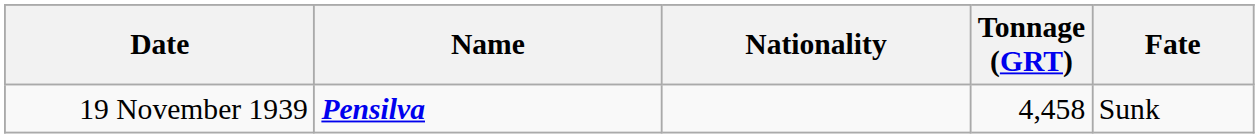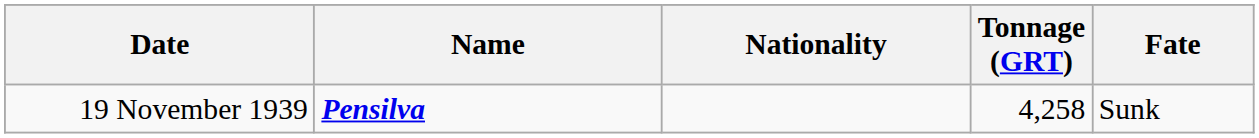(1052, 108) 4,458 -> (1052, 108) 4,258
